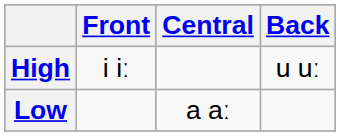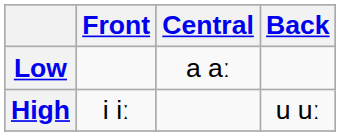rows swapped: (40, 67) <-> (40, 109)
